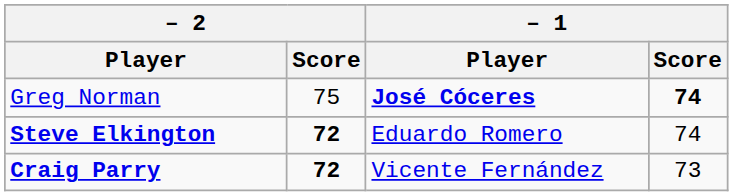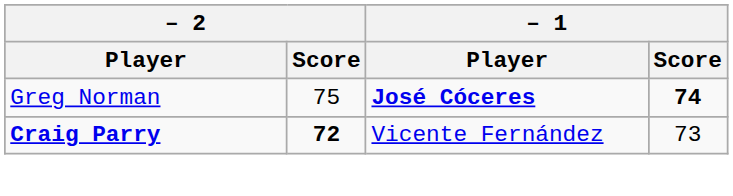- row: (113, 135)
